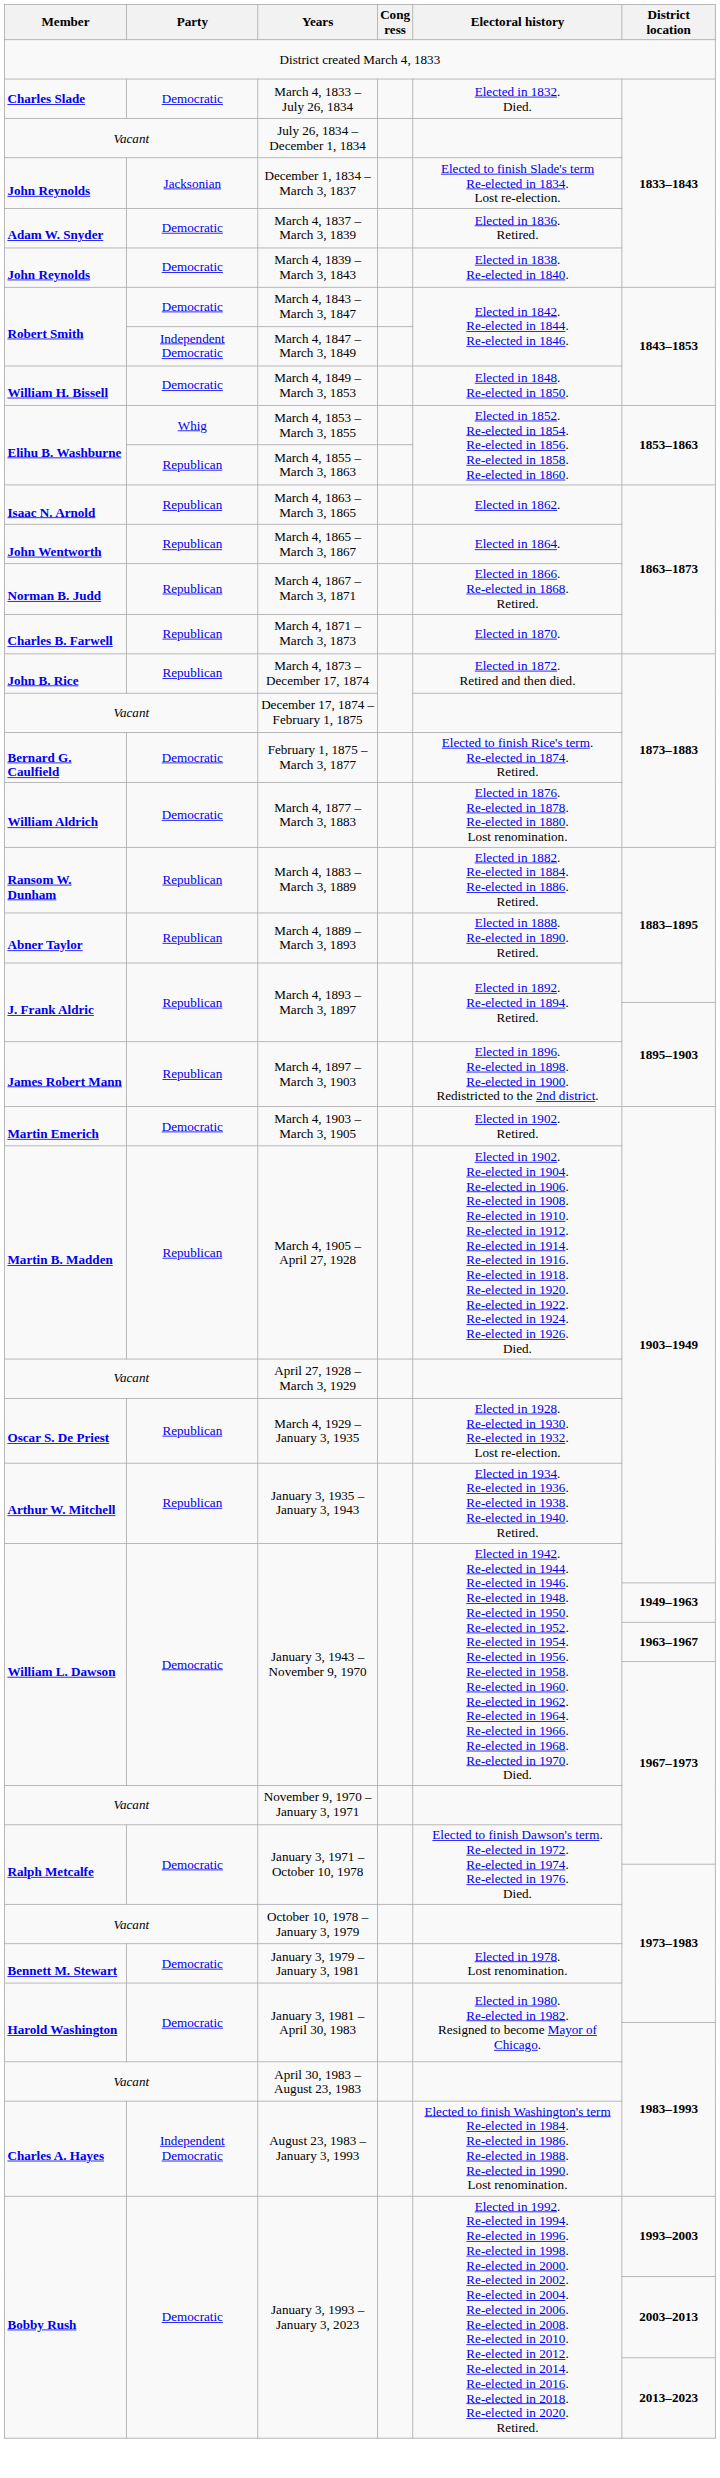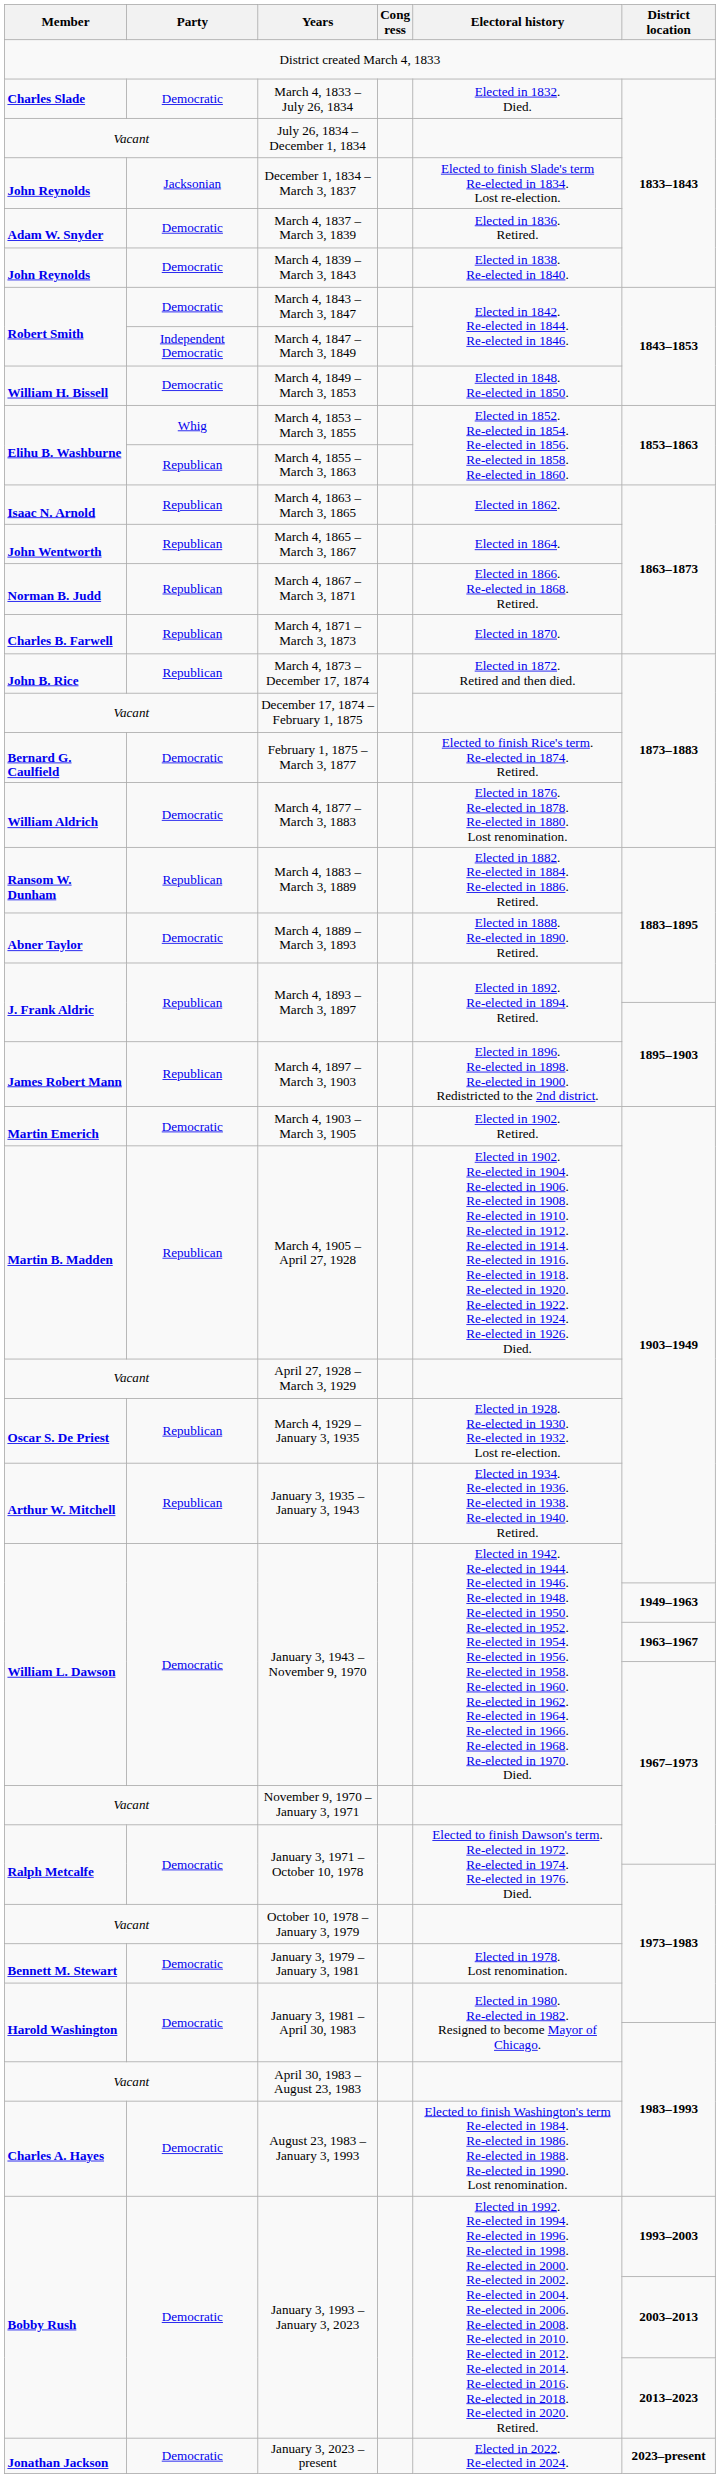(192, 937) Republican -> (192, 937) Democratic
(192, 2148) Independent Democratic -> (192, 2148) Democratic
+ row: (58, 2463)
